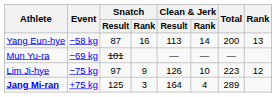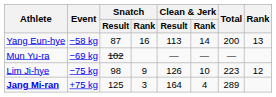(116, 56) 101 -> (116, 56) 102
(116, 70) 97 -> (116, 70) 98
